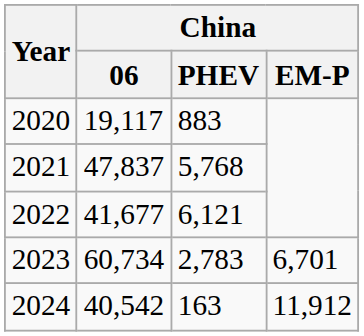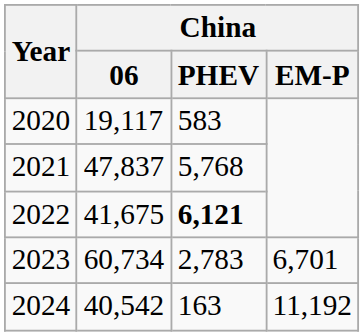(200, 120) 883 -> (200, 120) 583
(124, 213) 41,677 -> (124, 213) 41,675
(211, 213) normal -> (211, 213) bold
(312, 306) 11,912 -> (312, 306) 11,192
